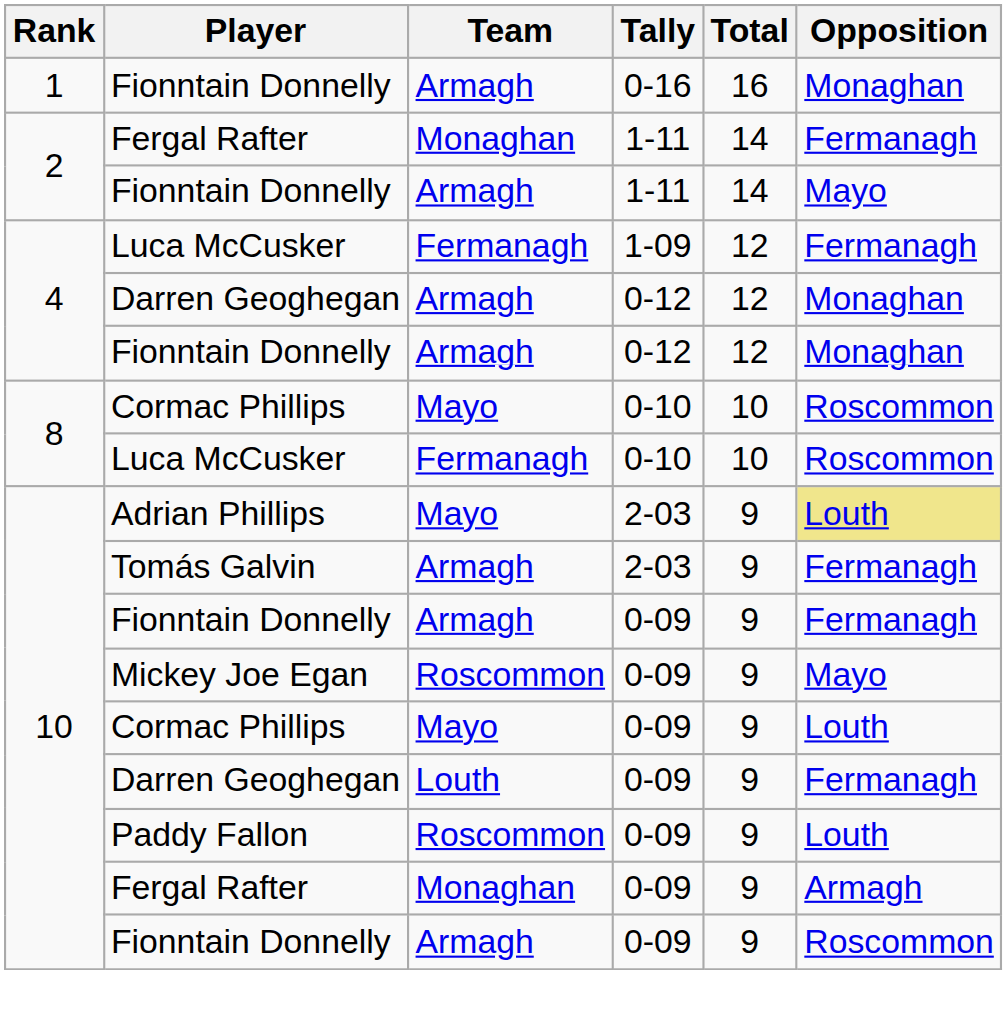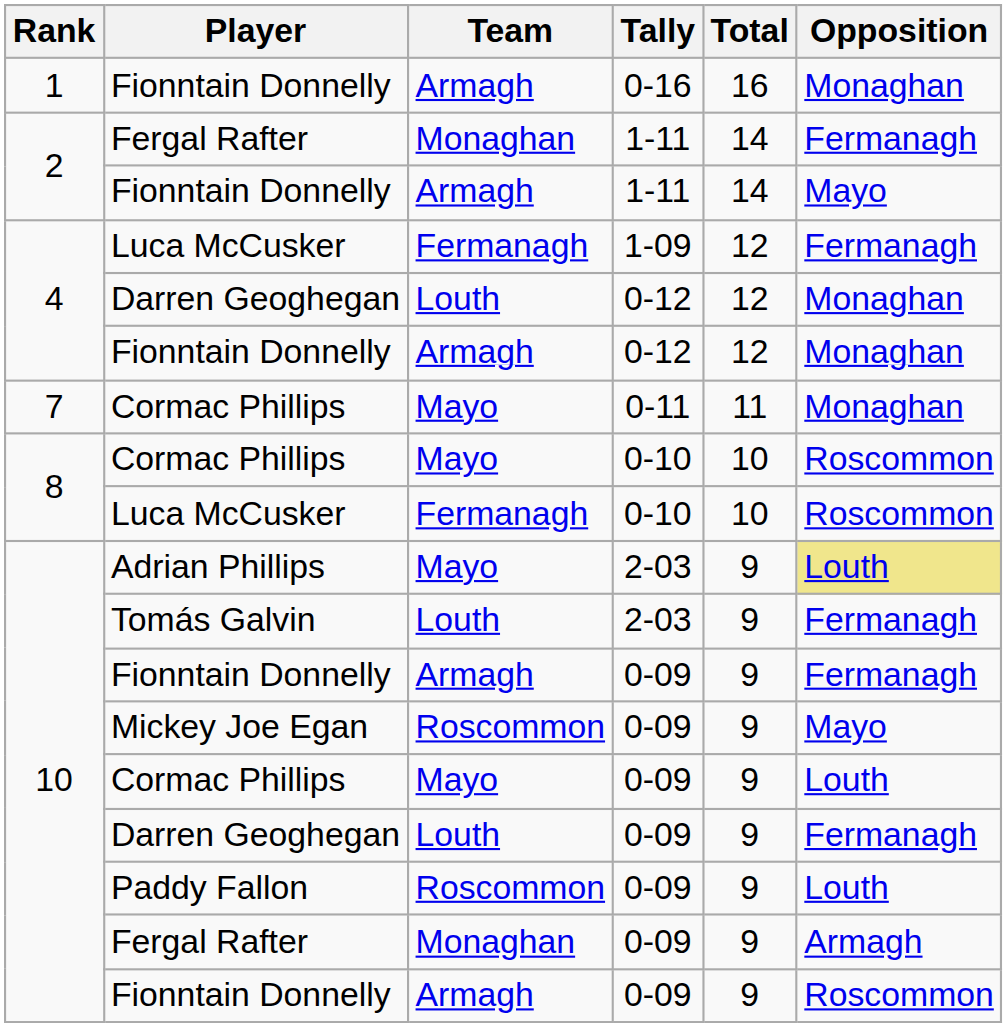(475, 298) Armagh -> (458, 298) Louth
+ row: (228, 406)
(475, 566) Armagh -> (458, 620) Louth
